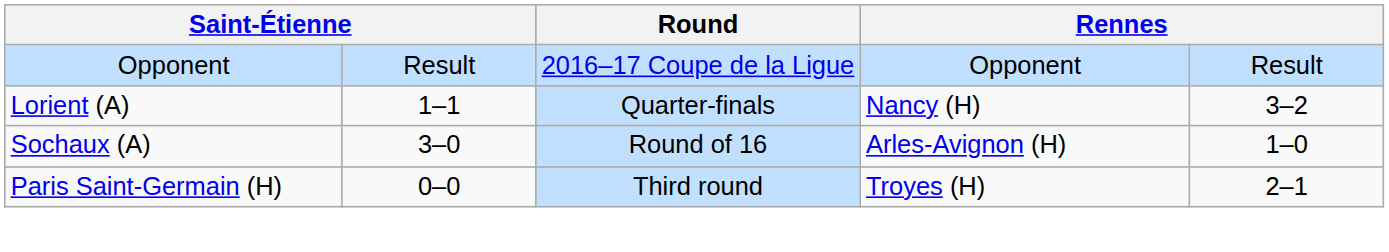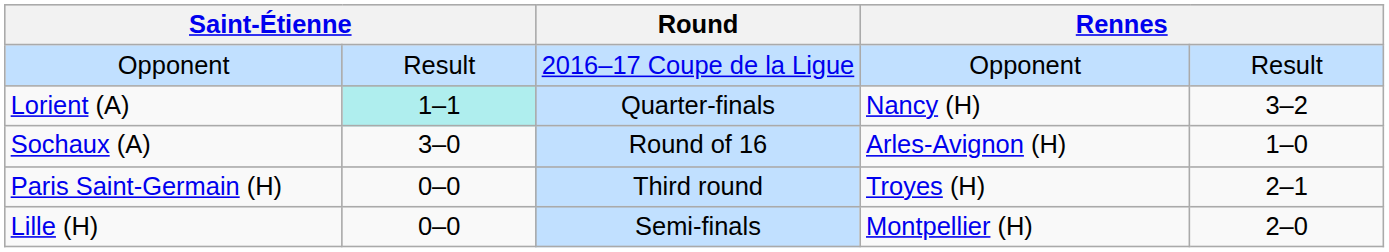(439, 105) no background -> (439, 105) paleturquoise background
+ row: (54, 226)
